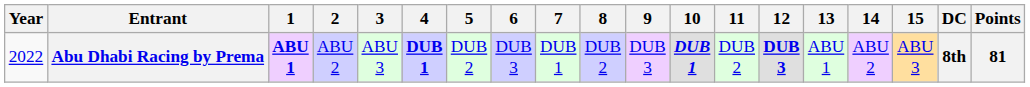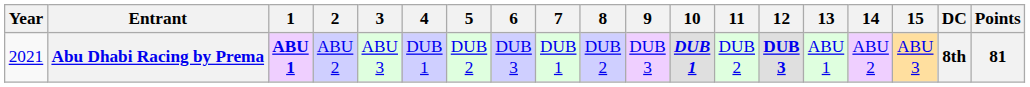(26, 56) 2022 -> (26, 56) 2021
(424, 56) bold -> (424, 56) normal
